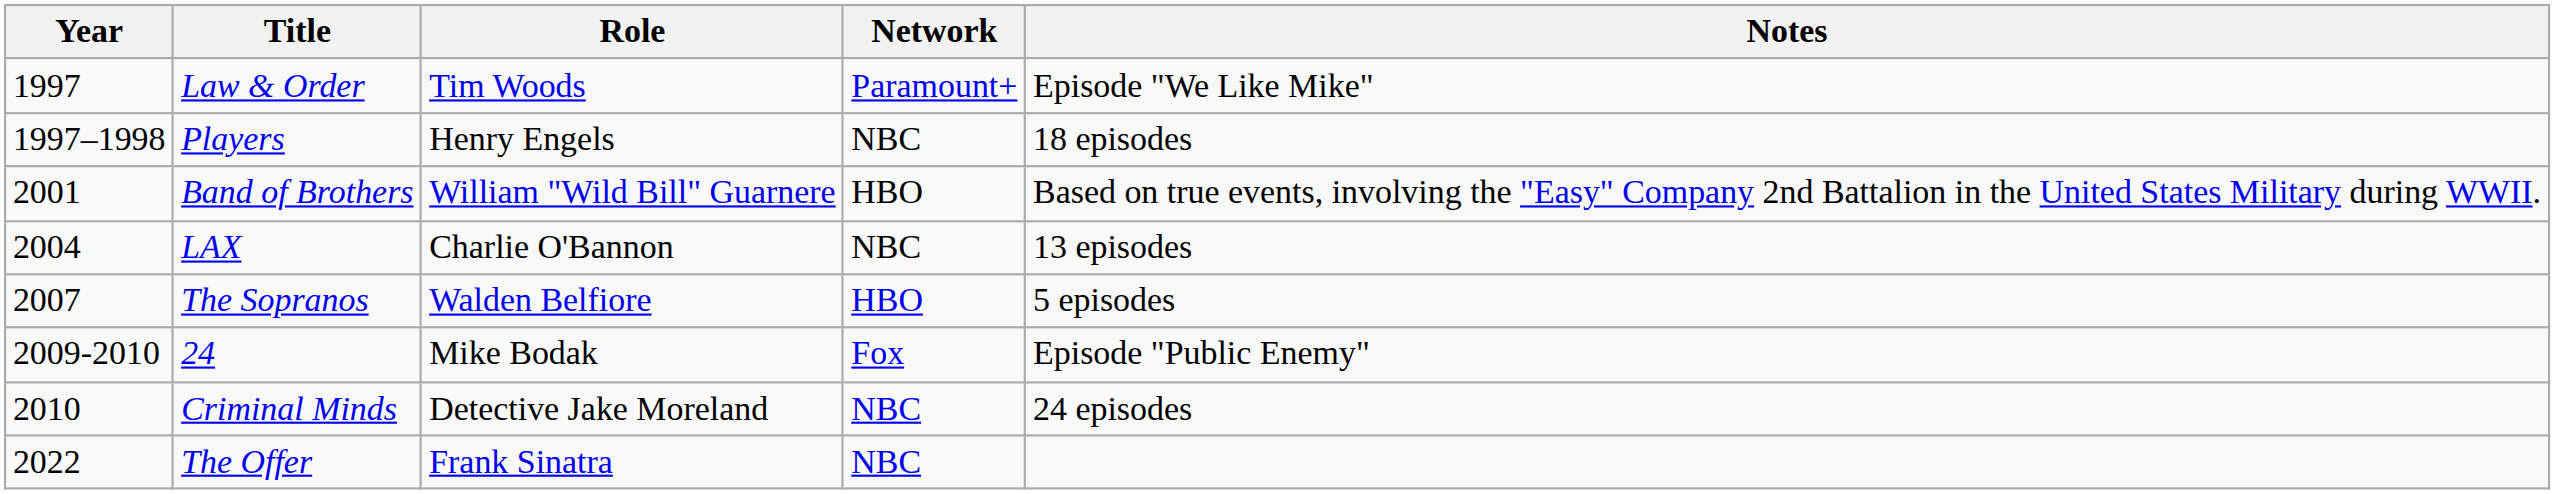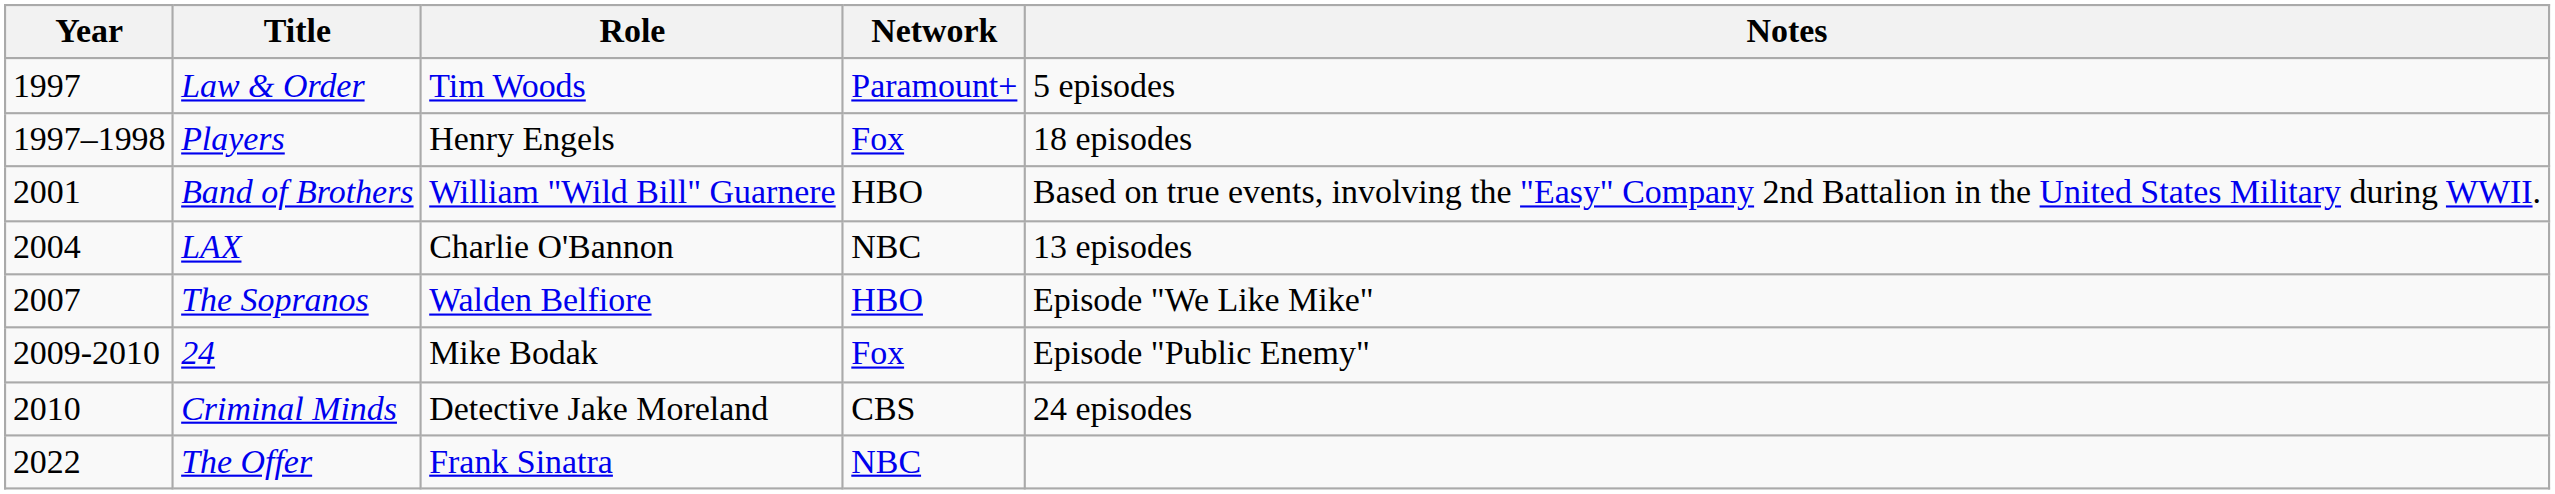(1203, 85) Episode "We Like Mike" -> (1104, 85) 5 episodes
(886, 138) NBC -> (878, 138) Fox
(1104, 300) 5 episodes -> (1203, 300) Episode "We Like Mike"
(886, 407) NBC -> (883, 407) CBS
